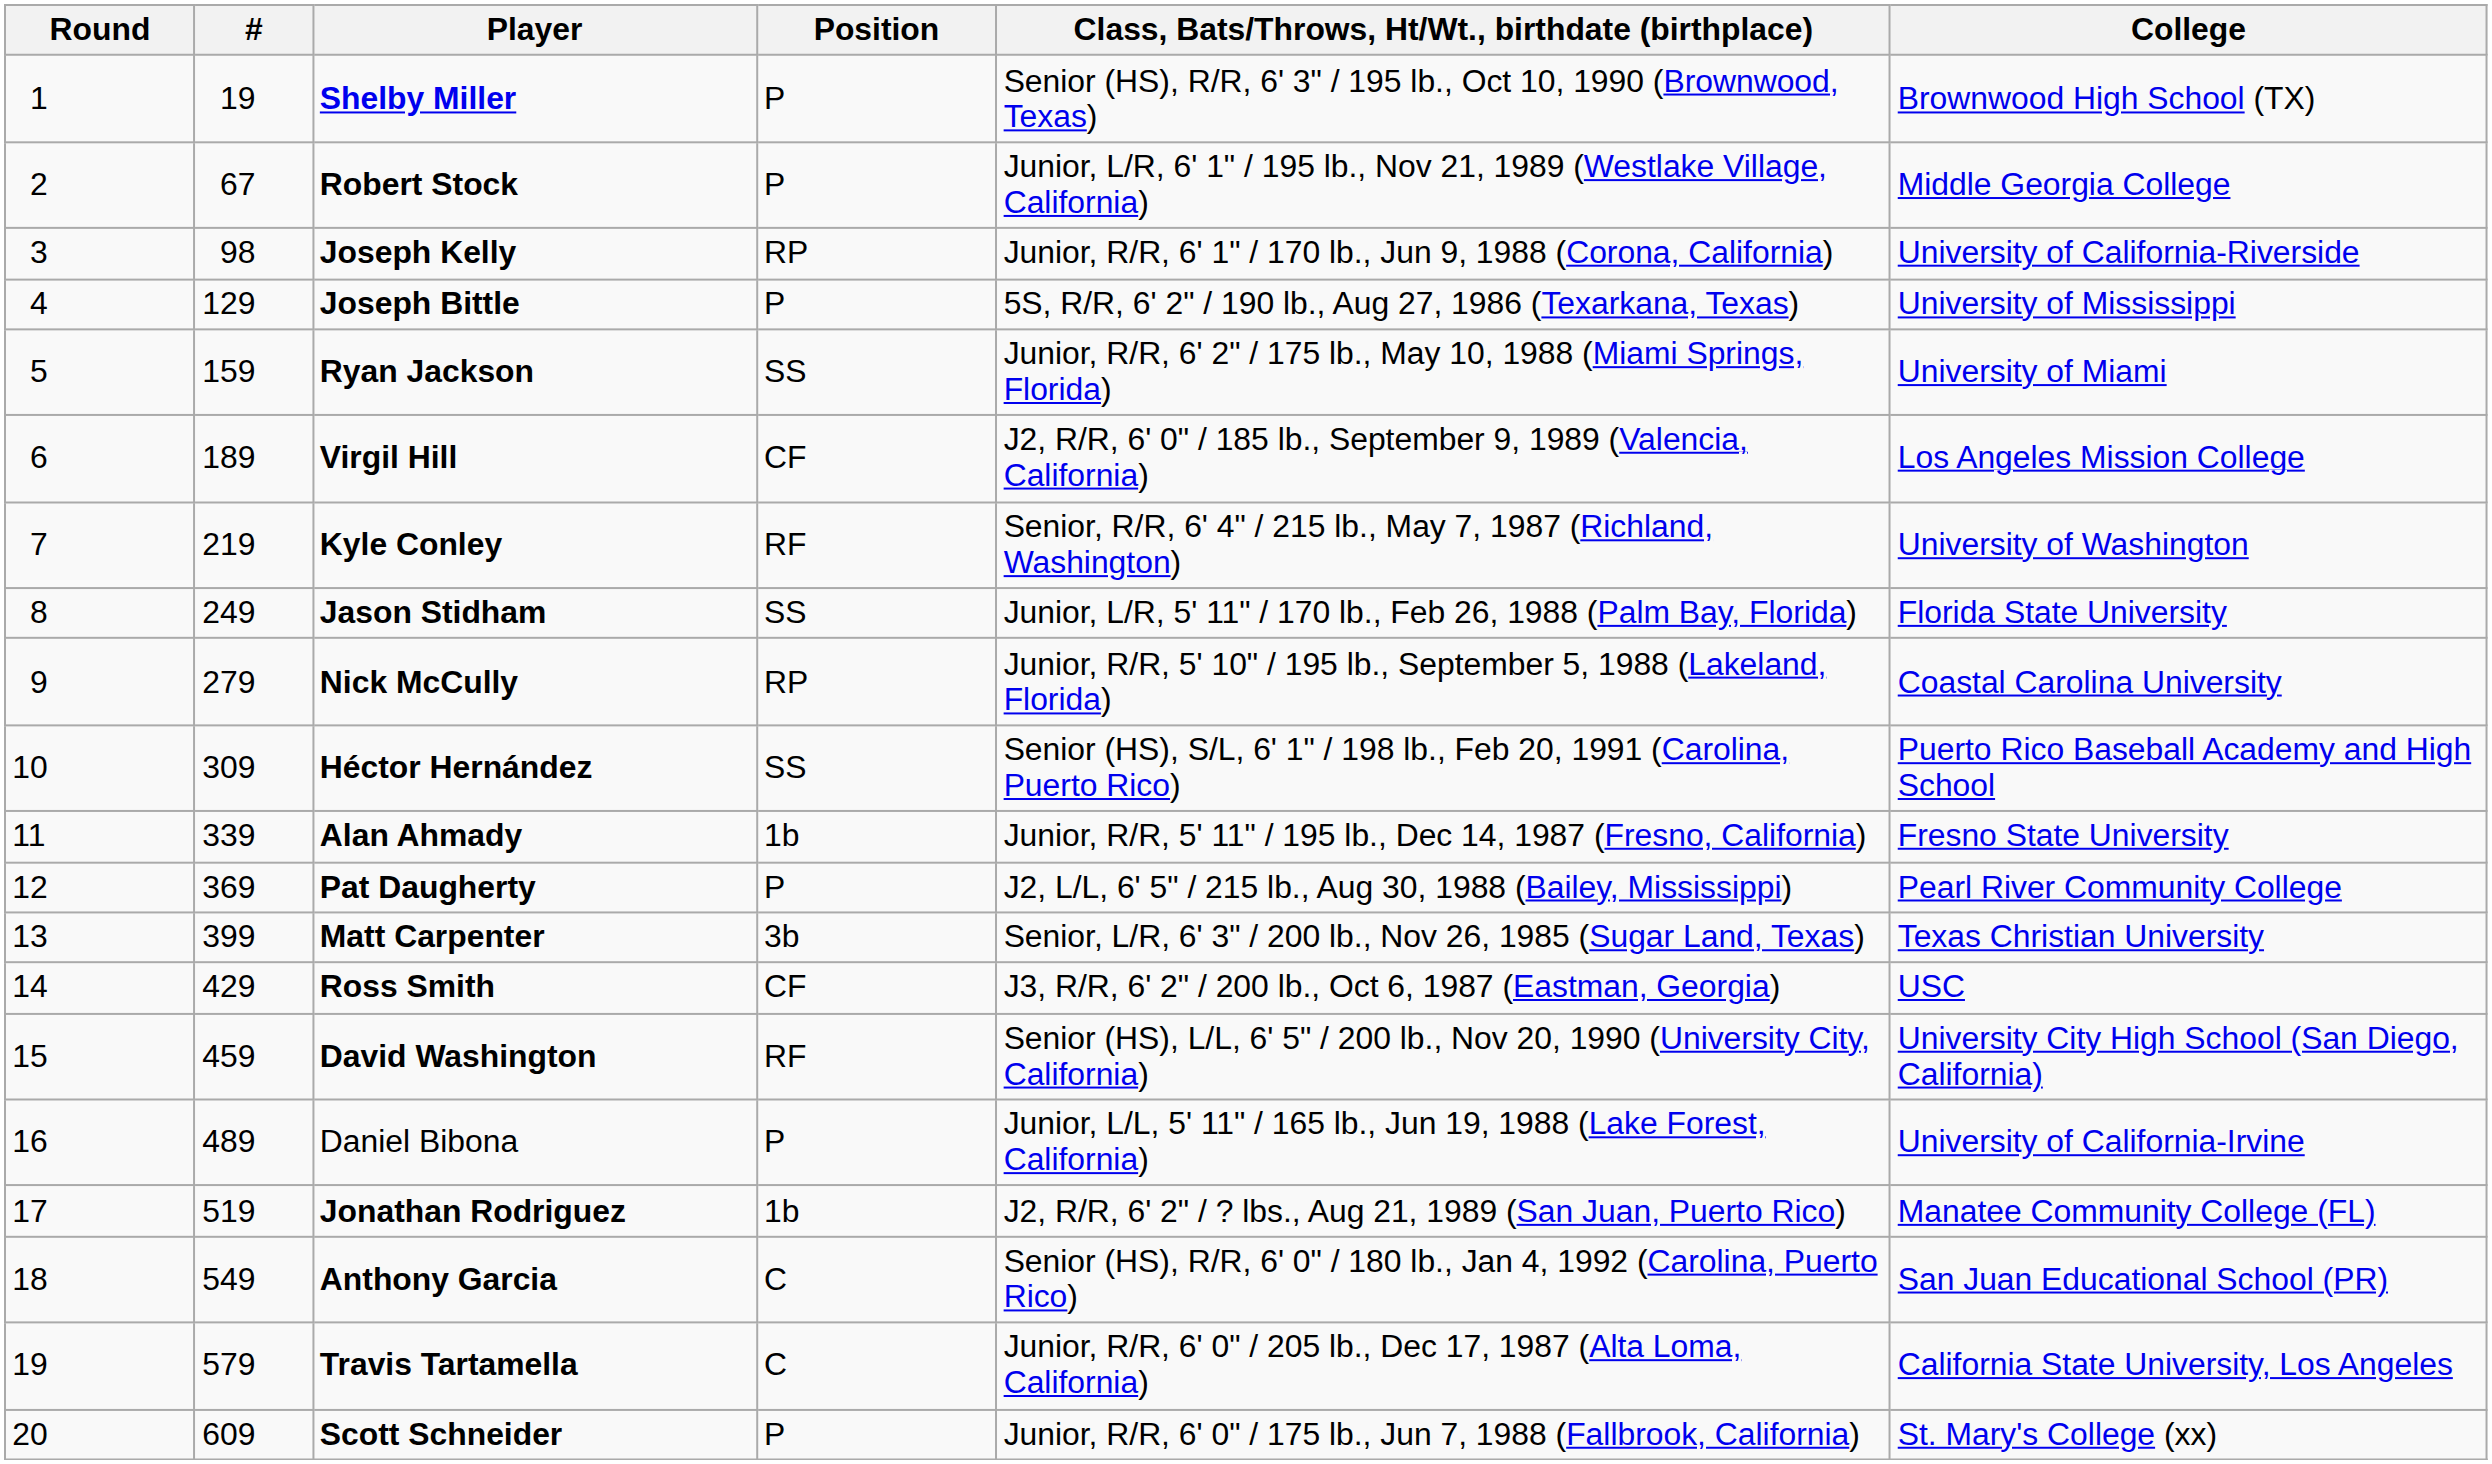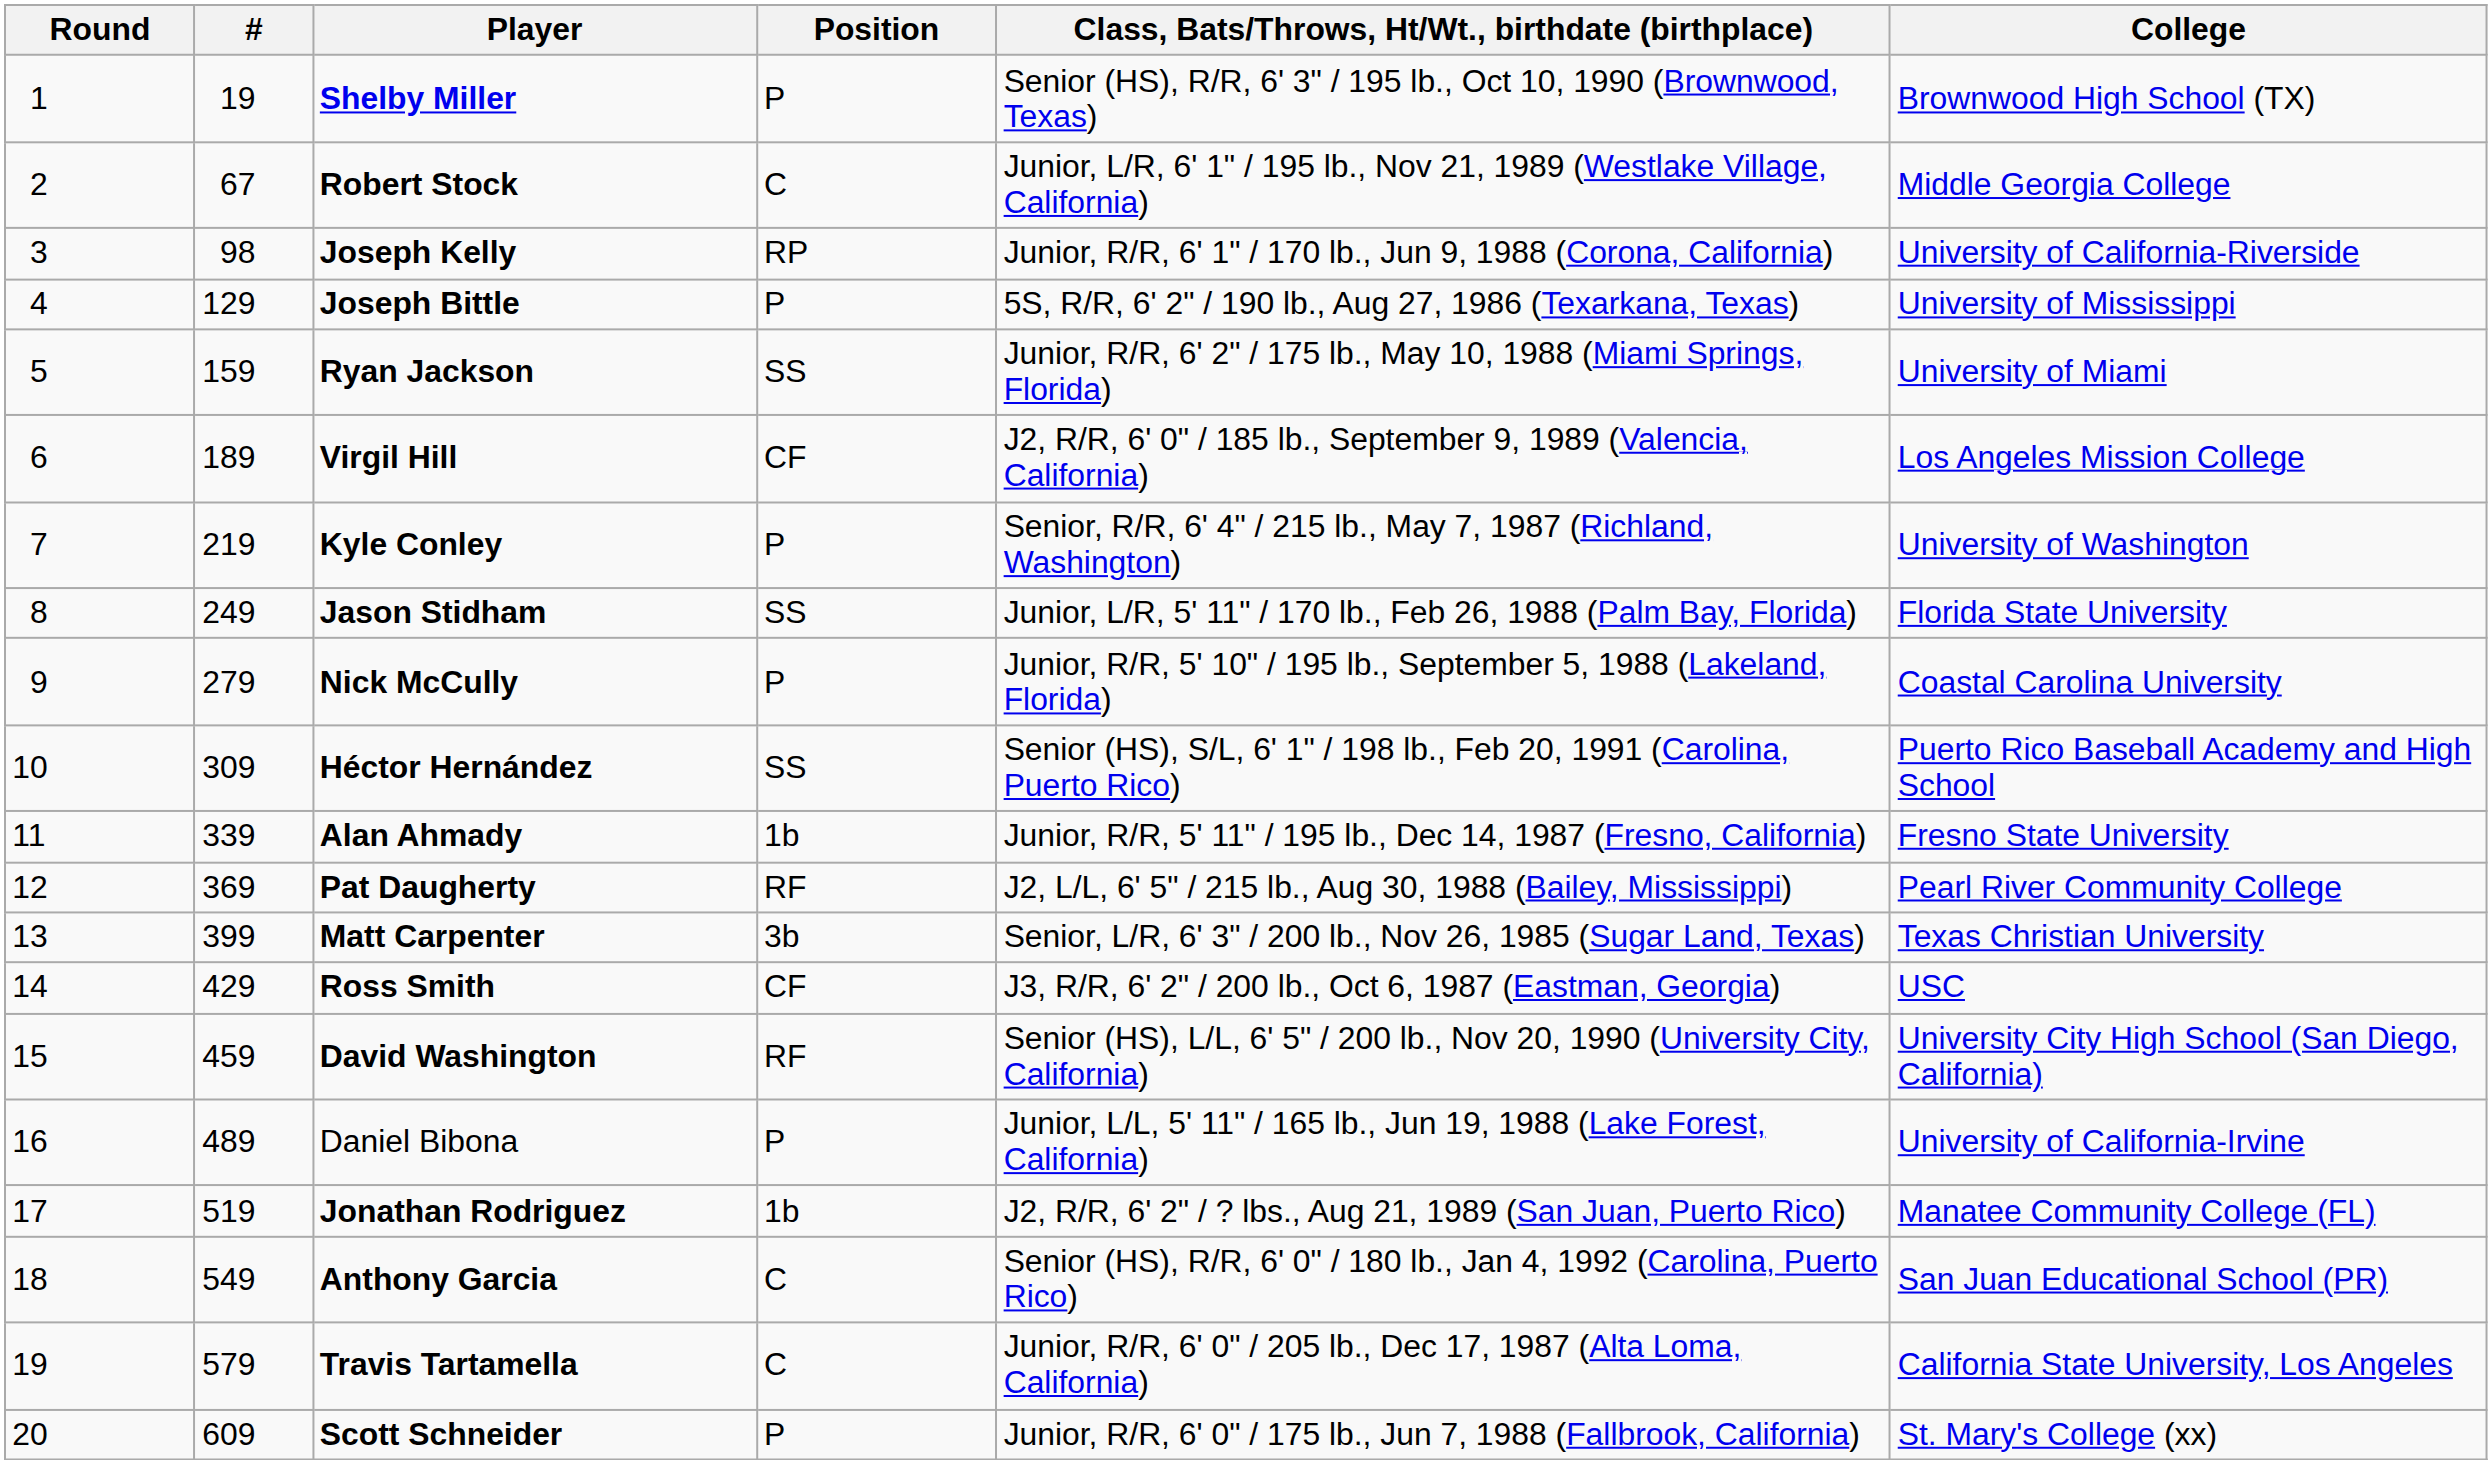(775, 184) P -> (775, 184) C
(785, 544) RF -> (775, 544) P
(786, 681) RP -> (775, 681) P
(775, 886) P -> (785, 886) RF
